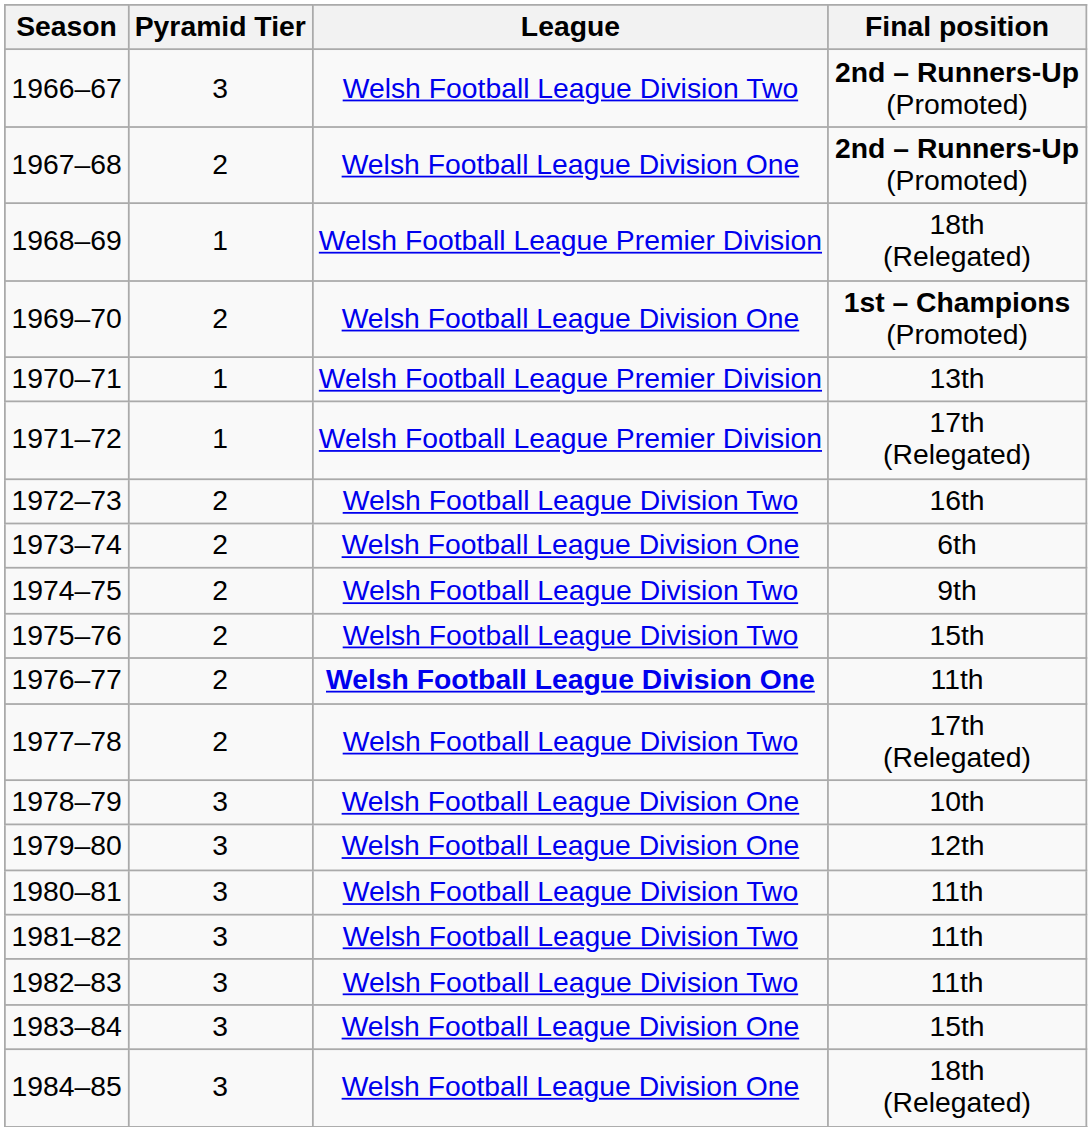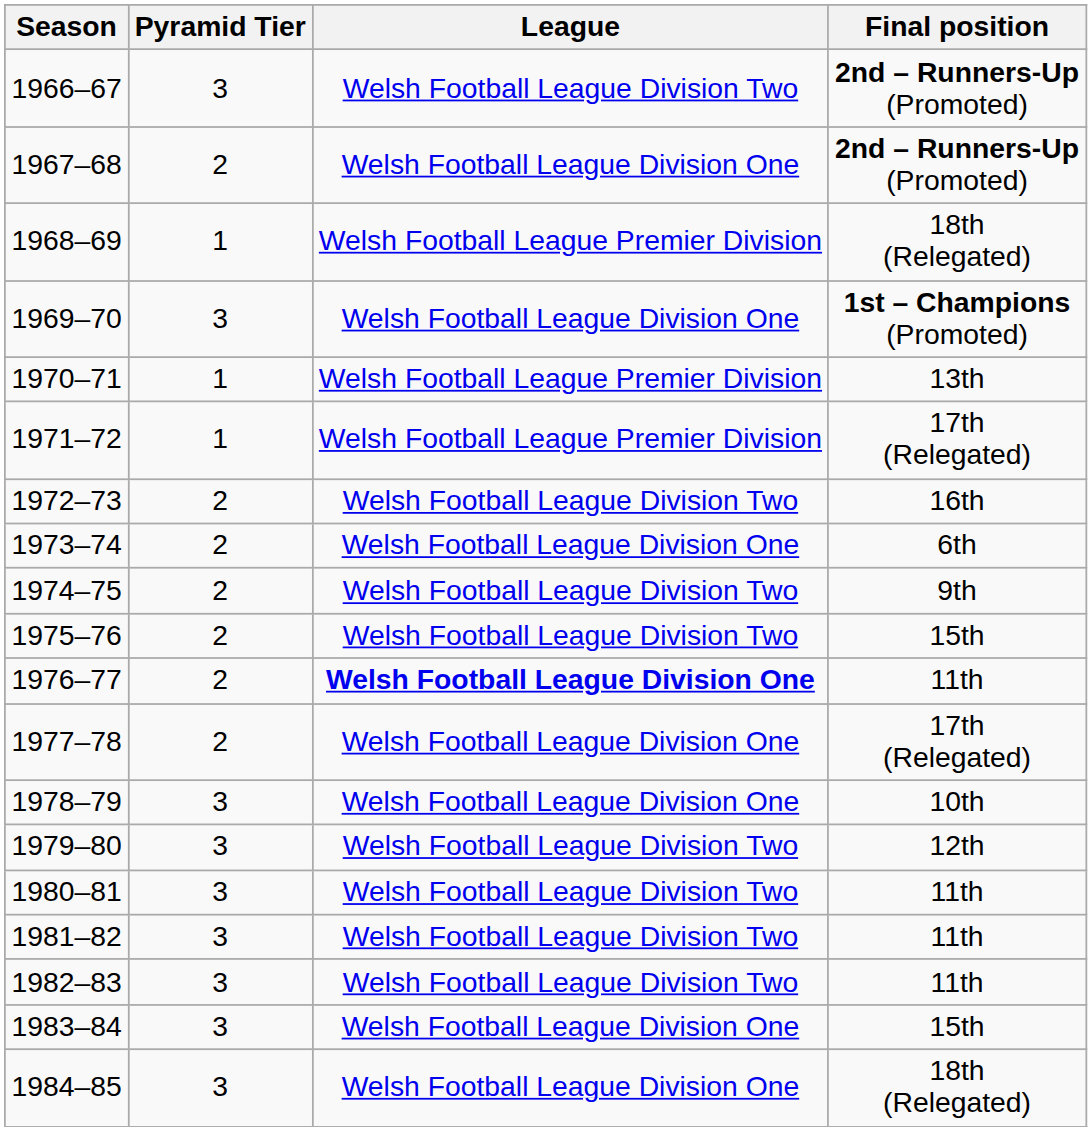(220, 318) 2 -> (220, 318) 3
(570, 741) Welsh Football League Division Two -> (570, 741) Welsh Football League Division One
(570, 846) Welsh Football League Division One -> (570, 846) Welsh Football League Division Two
